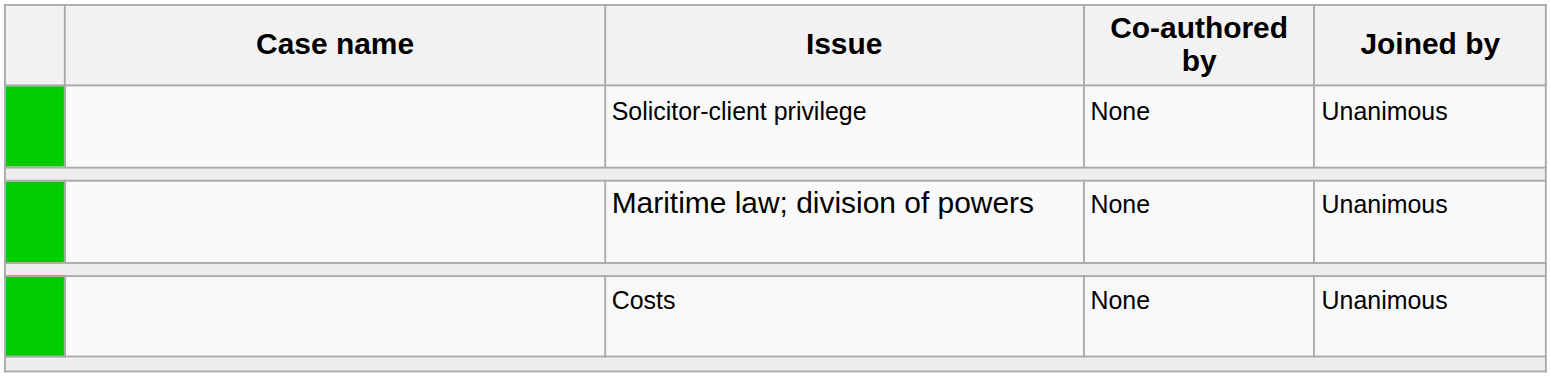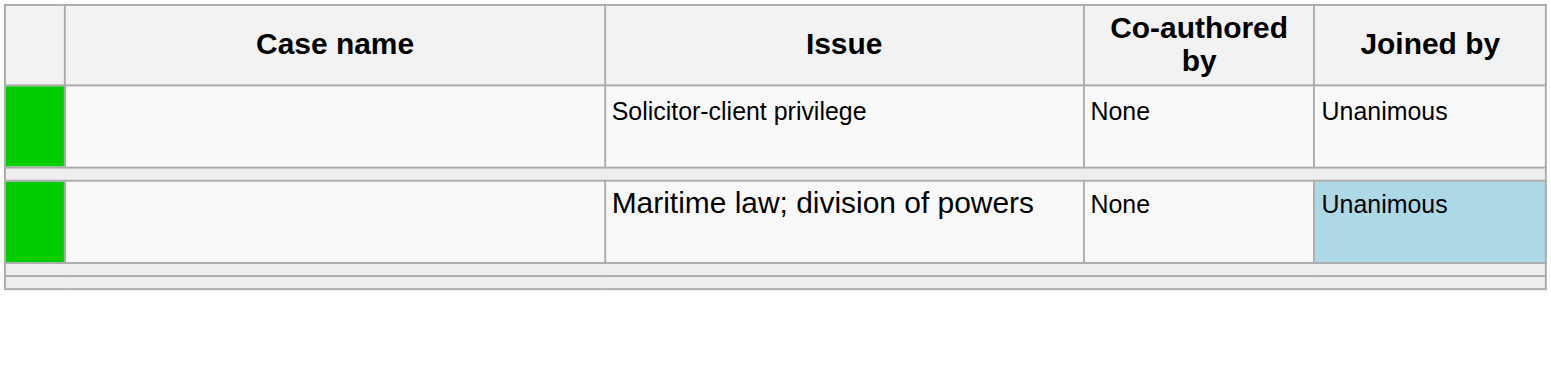(1385, 206) no background -> (1385, 206) lightblue background
- row: (644, 301)
